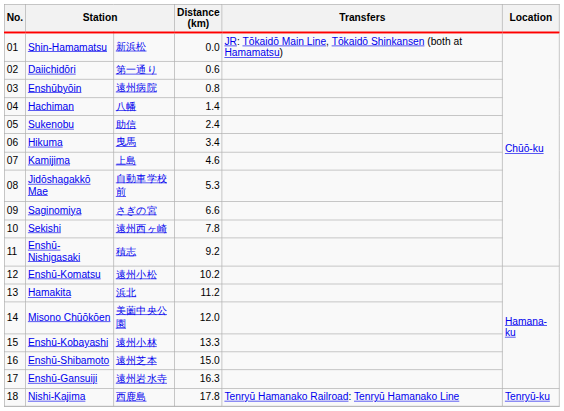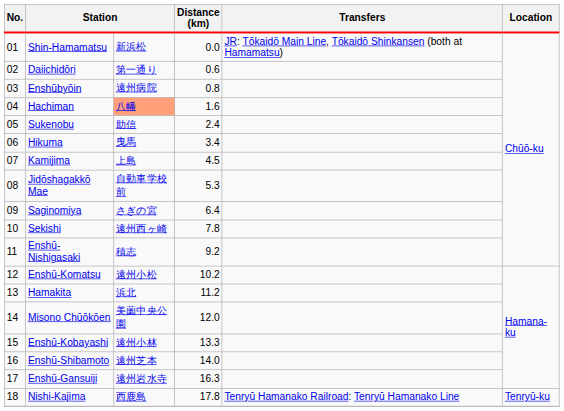(126, 106) no background -> (126, 106) lightsalmon background
(213, 106) 1.4 -> (213, 106) 1.6
(213, 161) 4.6 -> (213, 161) 4.5
(213, 210) 6.6 -> (213, 210) 6.4
(210, 361) 15.0 -> (210, 361) 14.0
